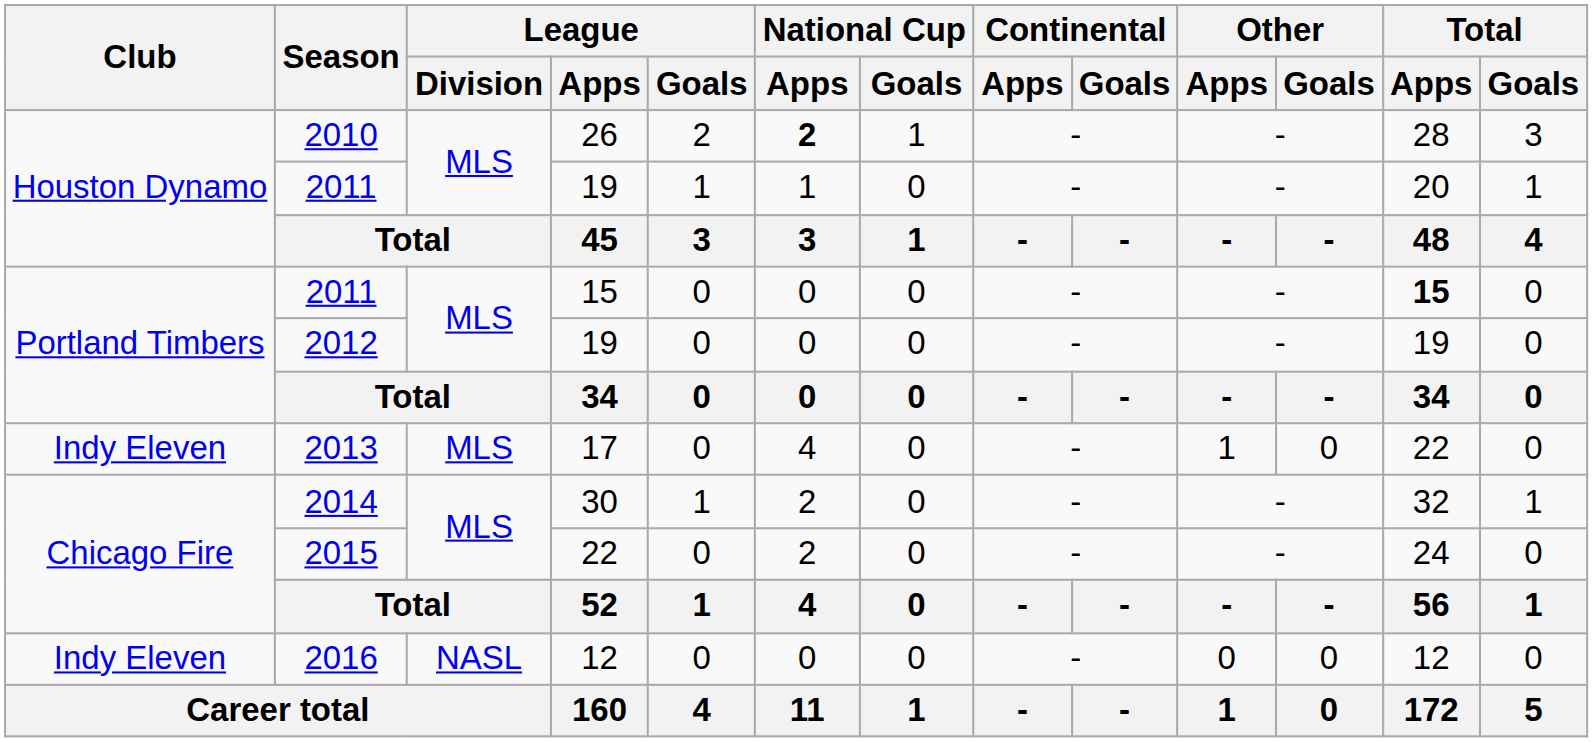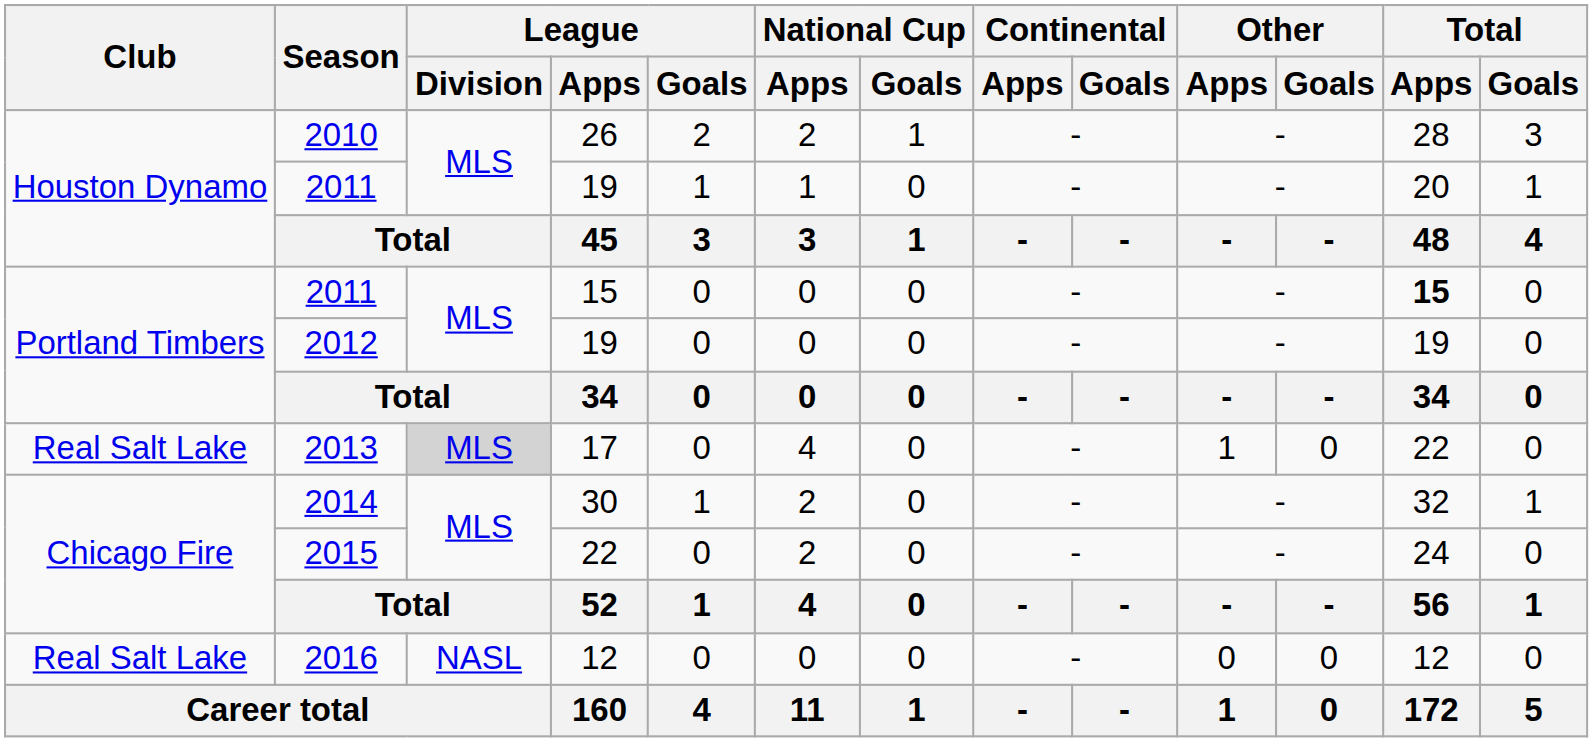(807, 135) bold -> (807, 135) normal
(140, 448) Indy Eleven -> (140, 448) Real Salt Lake
(479, 448) no background -> (479, 448) lightgrey background
(140, 657) Indy Eleven -> (140, 657) Real Salt Lake
